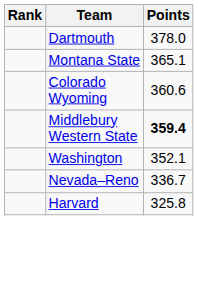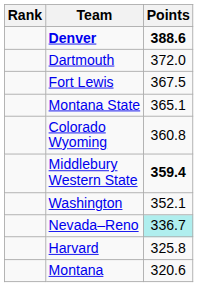+ row: (72, 37)
(168, 37) 378.0 -> (168, 60) 372.0
+ row: (81, 82)
(168, 90) 360.6 -> (168, 135) 360.8
(168, 181) no background -> (168, 225) paleturquoise background
+ row: (76, 270)
